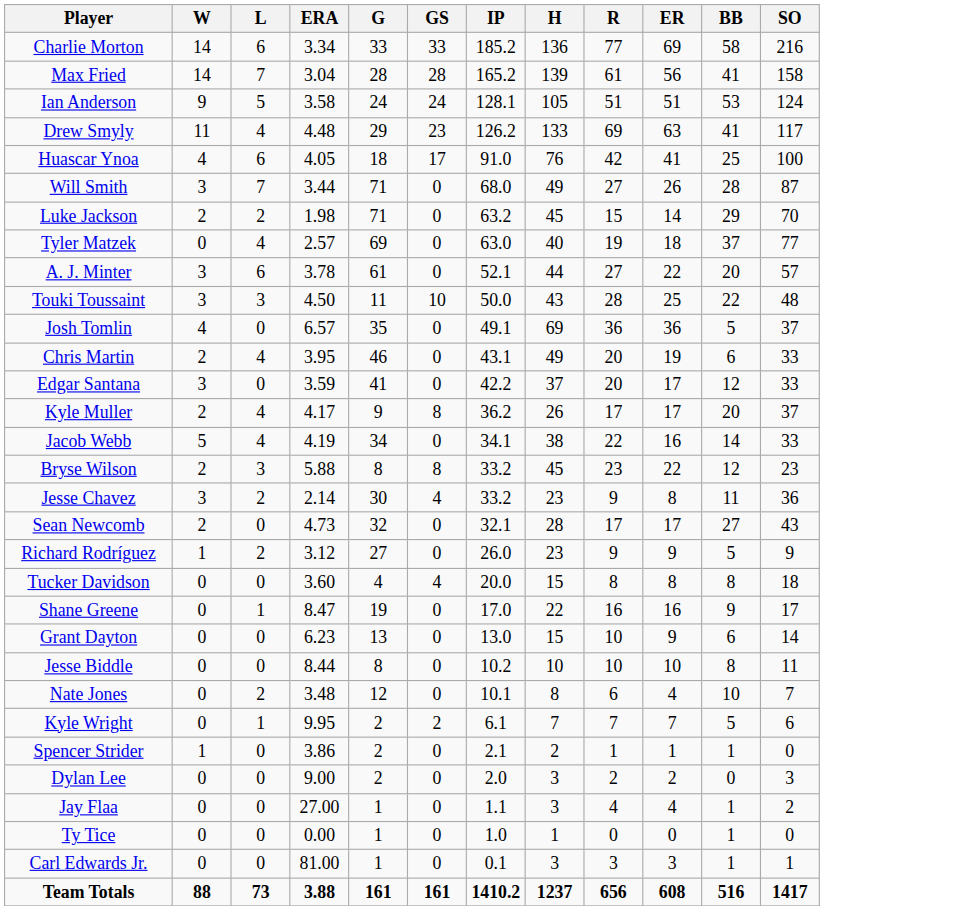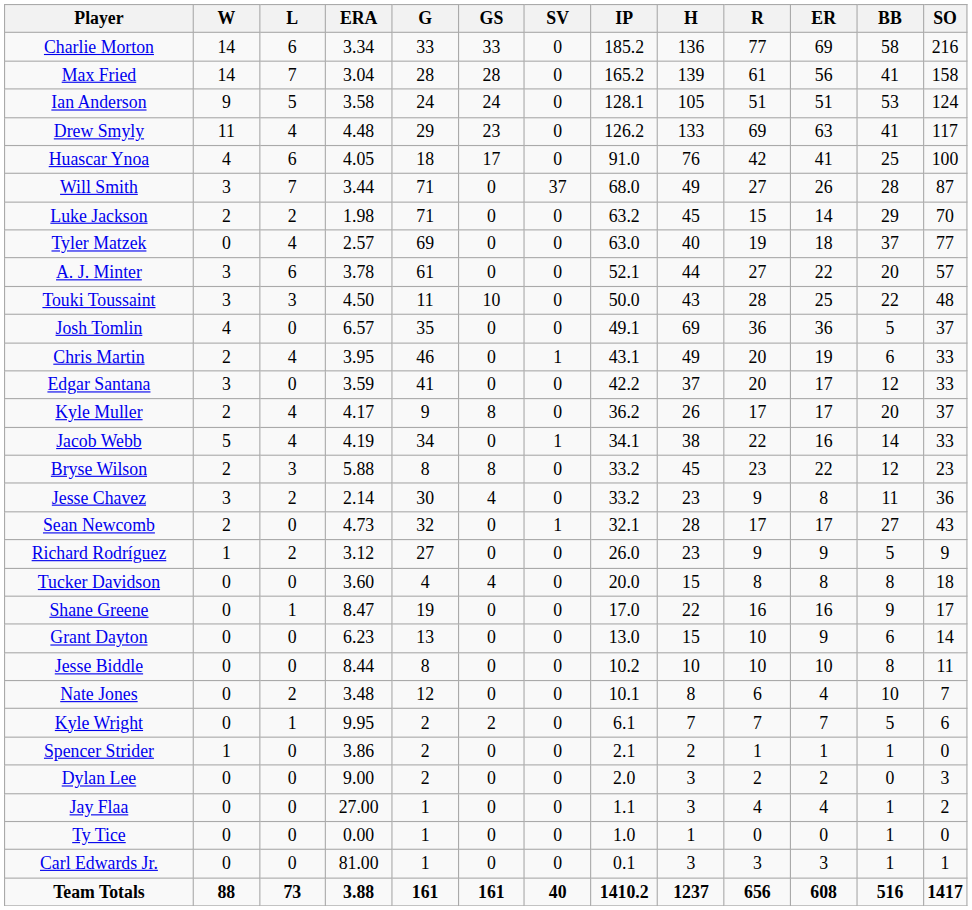+ column: (558, 18)
